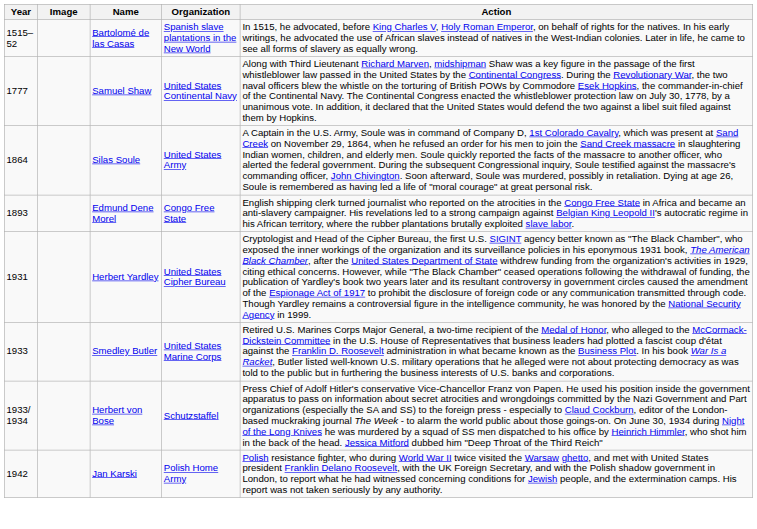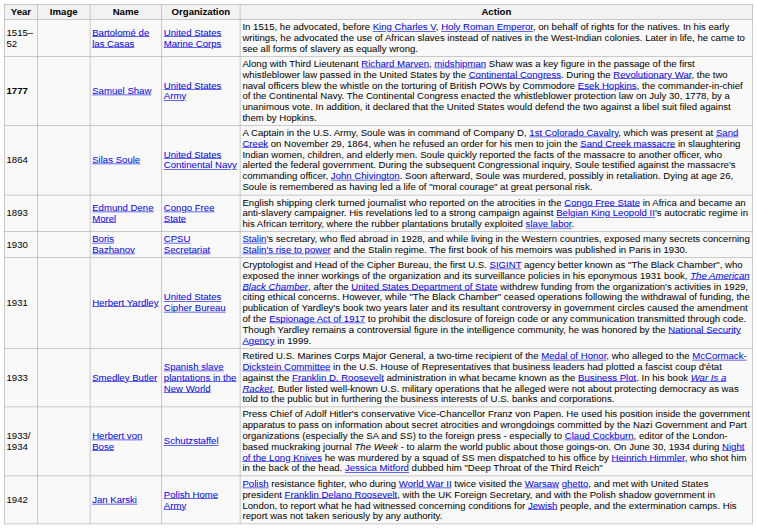(200, 38) Spanish slave plantations in the New World -> (193, 38) United States Marine Corps
(17, 91) normal -> (17, 91) bold
(200, 91) United States Continental Navy -> (193, 91) United States Army
(193, 160) United States Army -> (200, 160) United States Continental Navy
+ row: (114, 244)
(193, 351) United States Marine Corps -> (200, 377) Spanish slave plantations in the New World
